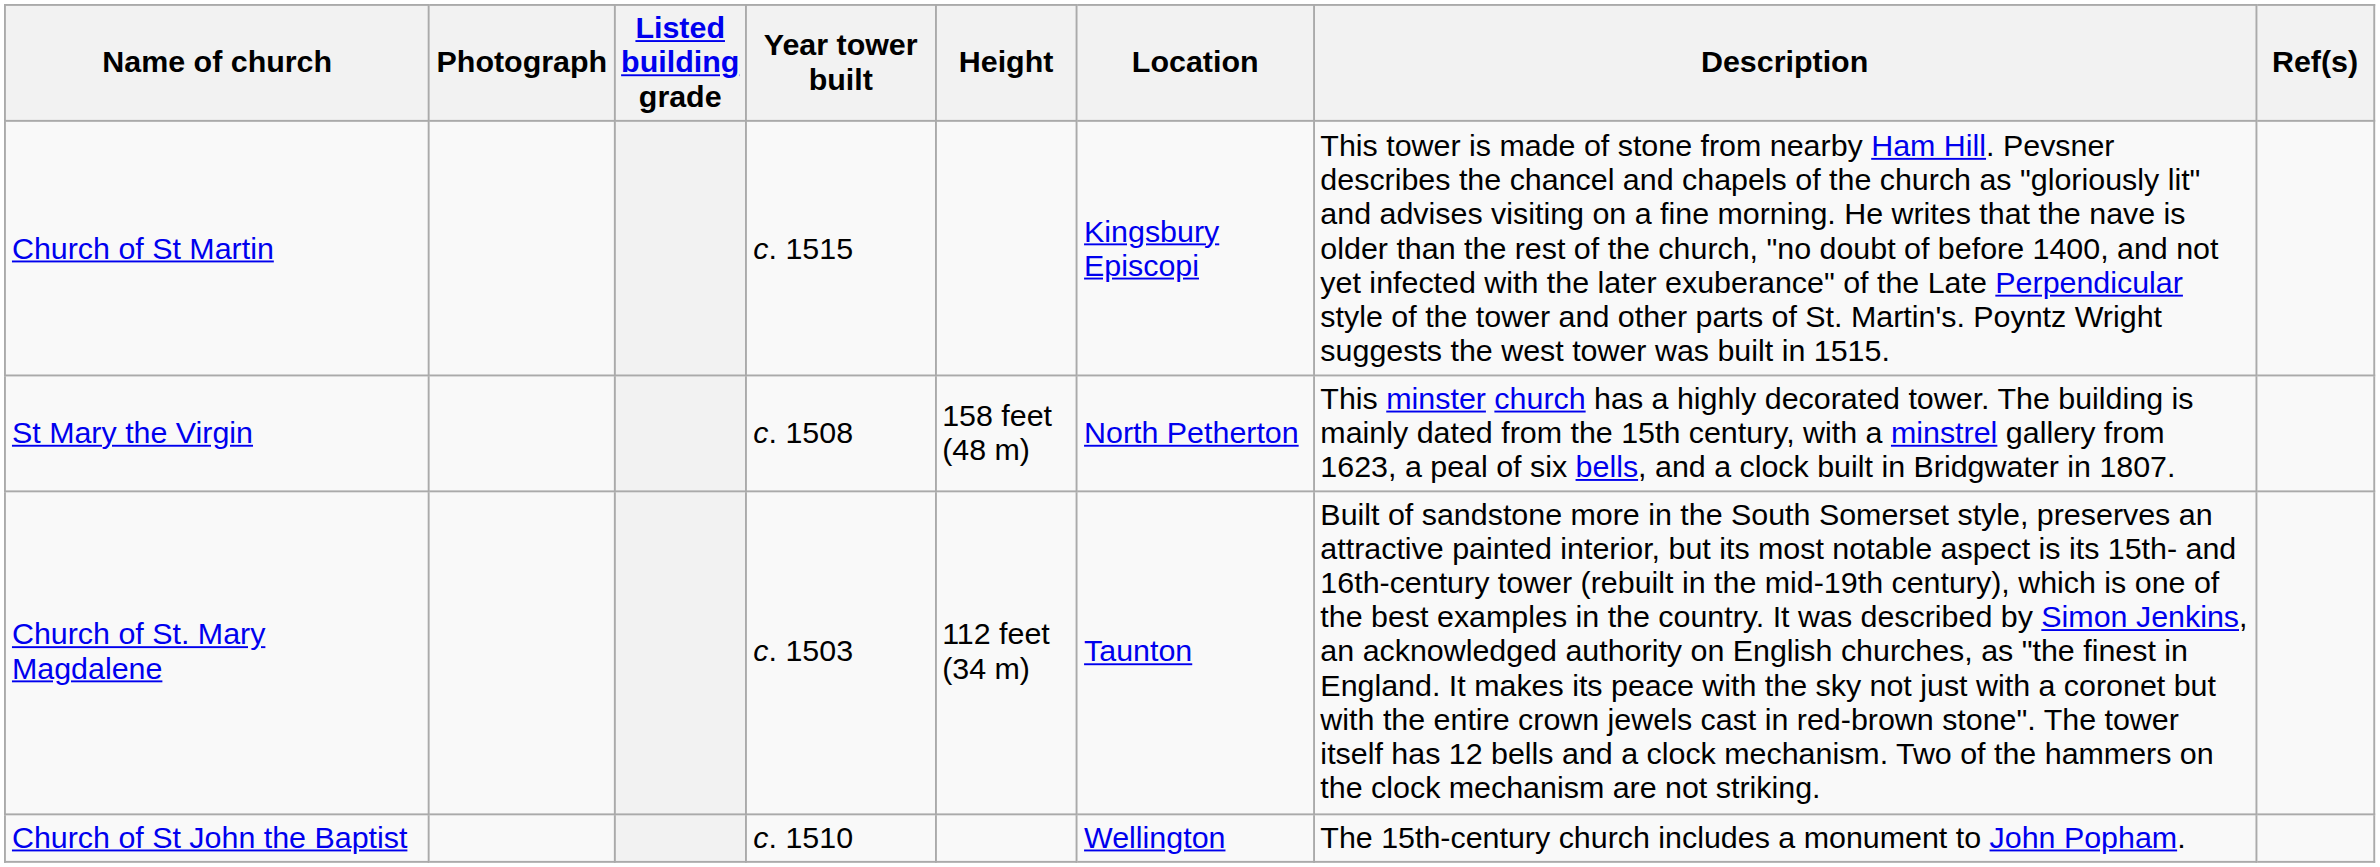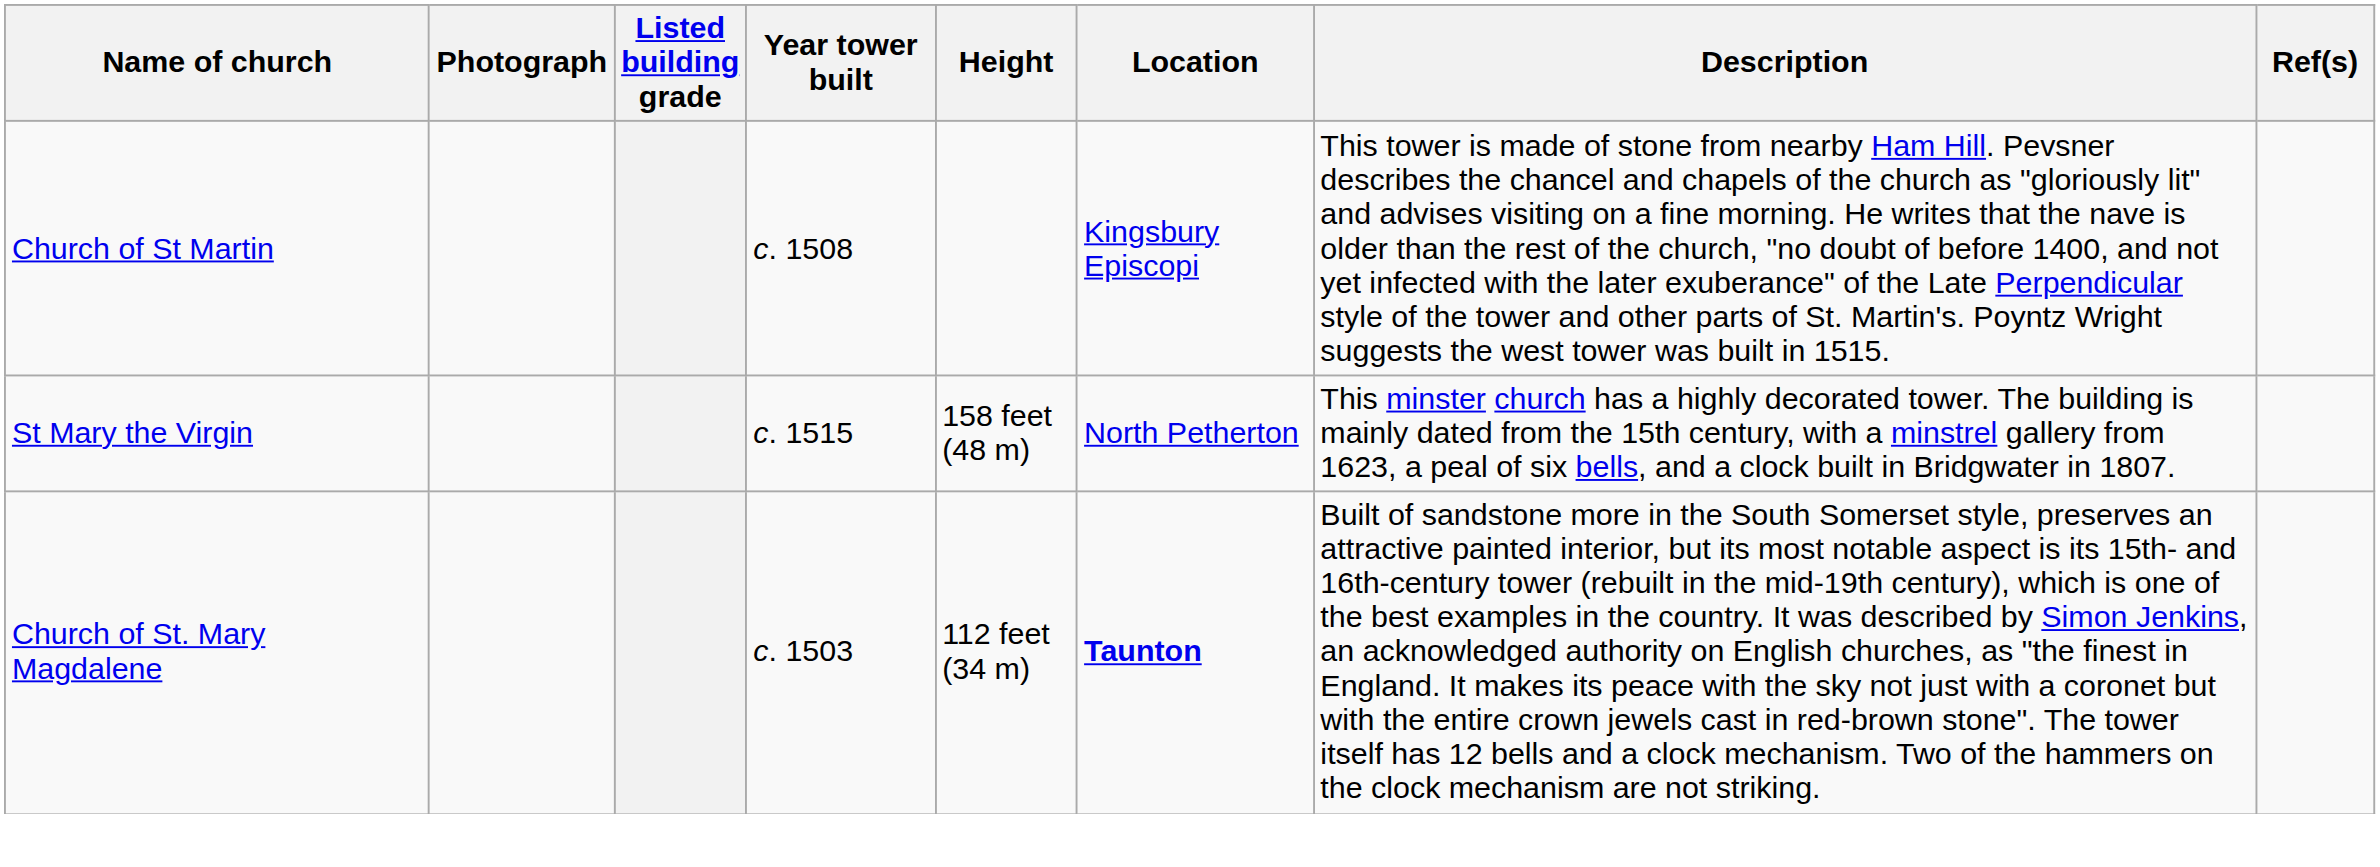(803, 247) c. 1515 -> (803, 247) c. 1508
(803, 432) c. 1508 -> (803, 432) c. 1515
(1138, 652) normal -> (1143, 652) bold
- row: (210, 837)
